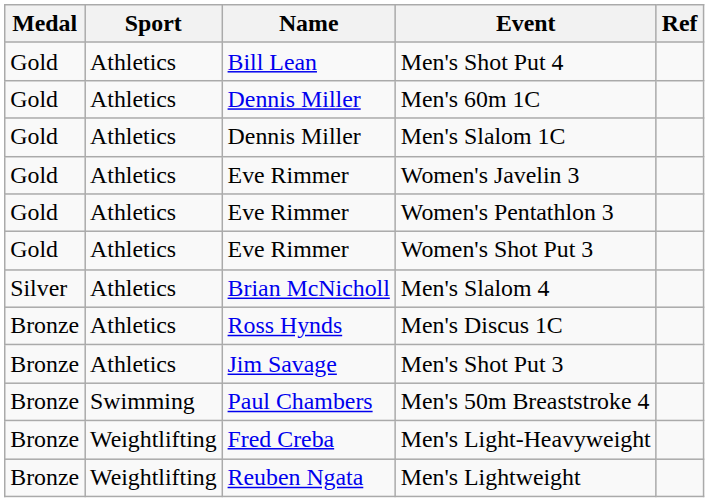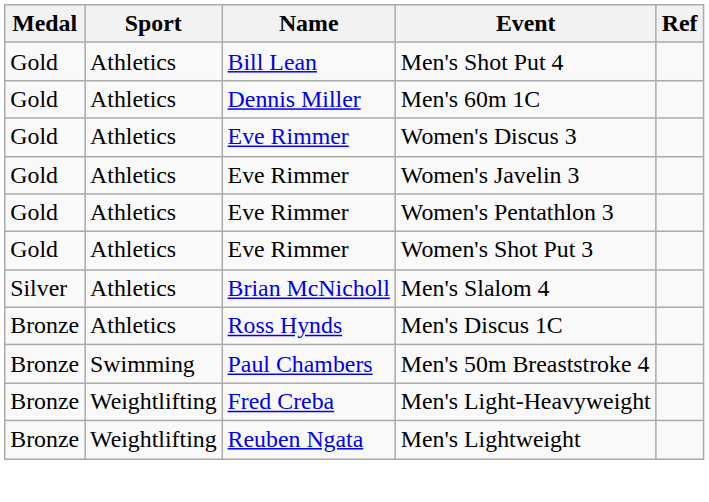- row: (483, 136)
+ row: (489, 136)
- row: (482, 363)
